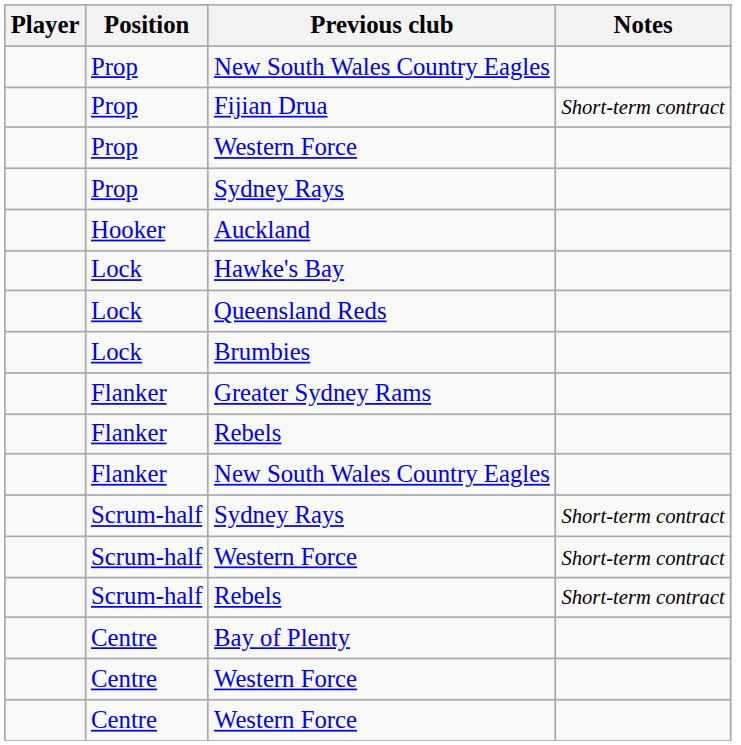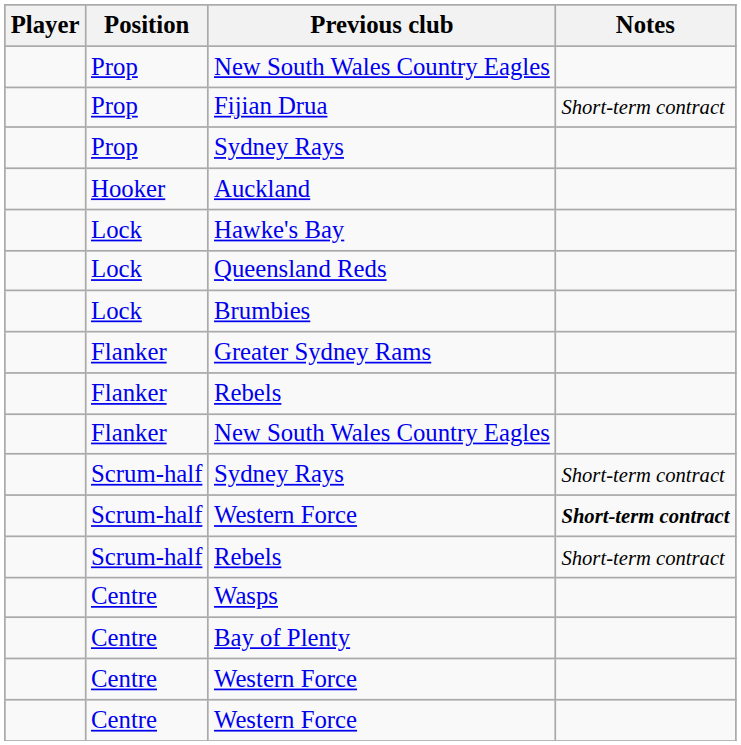- row: (114, 147)
(643, 558) normal -> (645, 515) bold
+ row: (124, 597)
